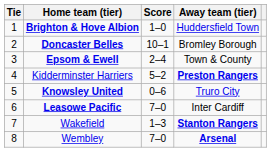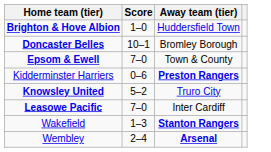- column: (14, 12)
(158, 59) 2–4 -> (139, 59) 7–0
(158, 75) 5–2 -> (139, 75) 0–6
(158, 91) 0–6 -> (139, 91) 5–2
(158, 139) 7–0 -> (139, 139) 2–4
